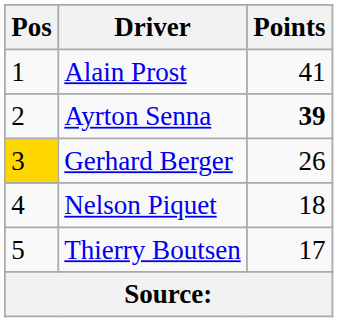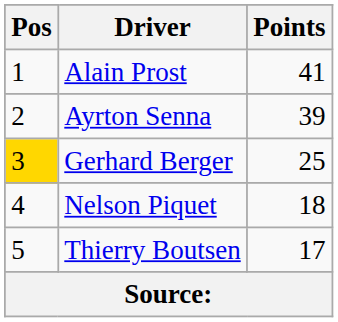(312, 116) bold -> (312, 116) normal
(312, 160) 26 -> (312, 160) 25
